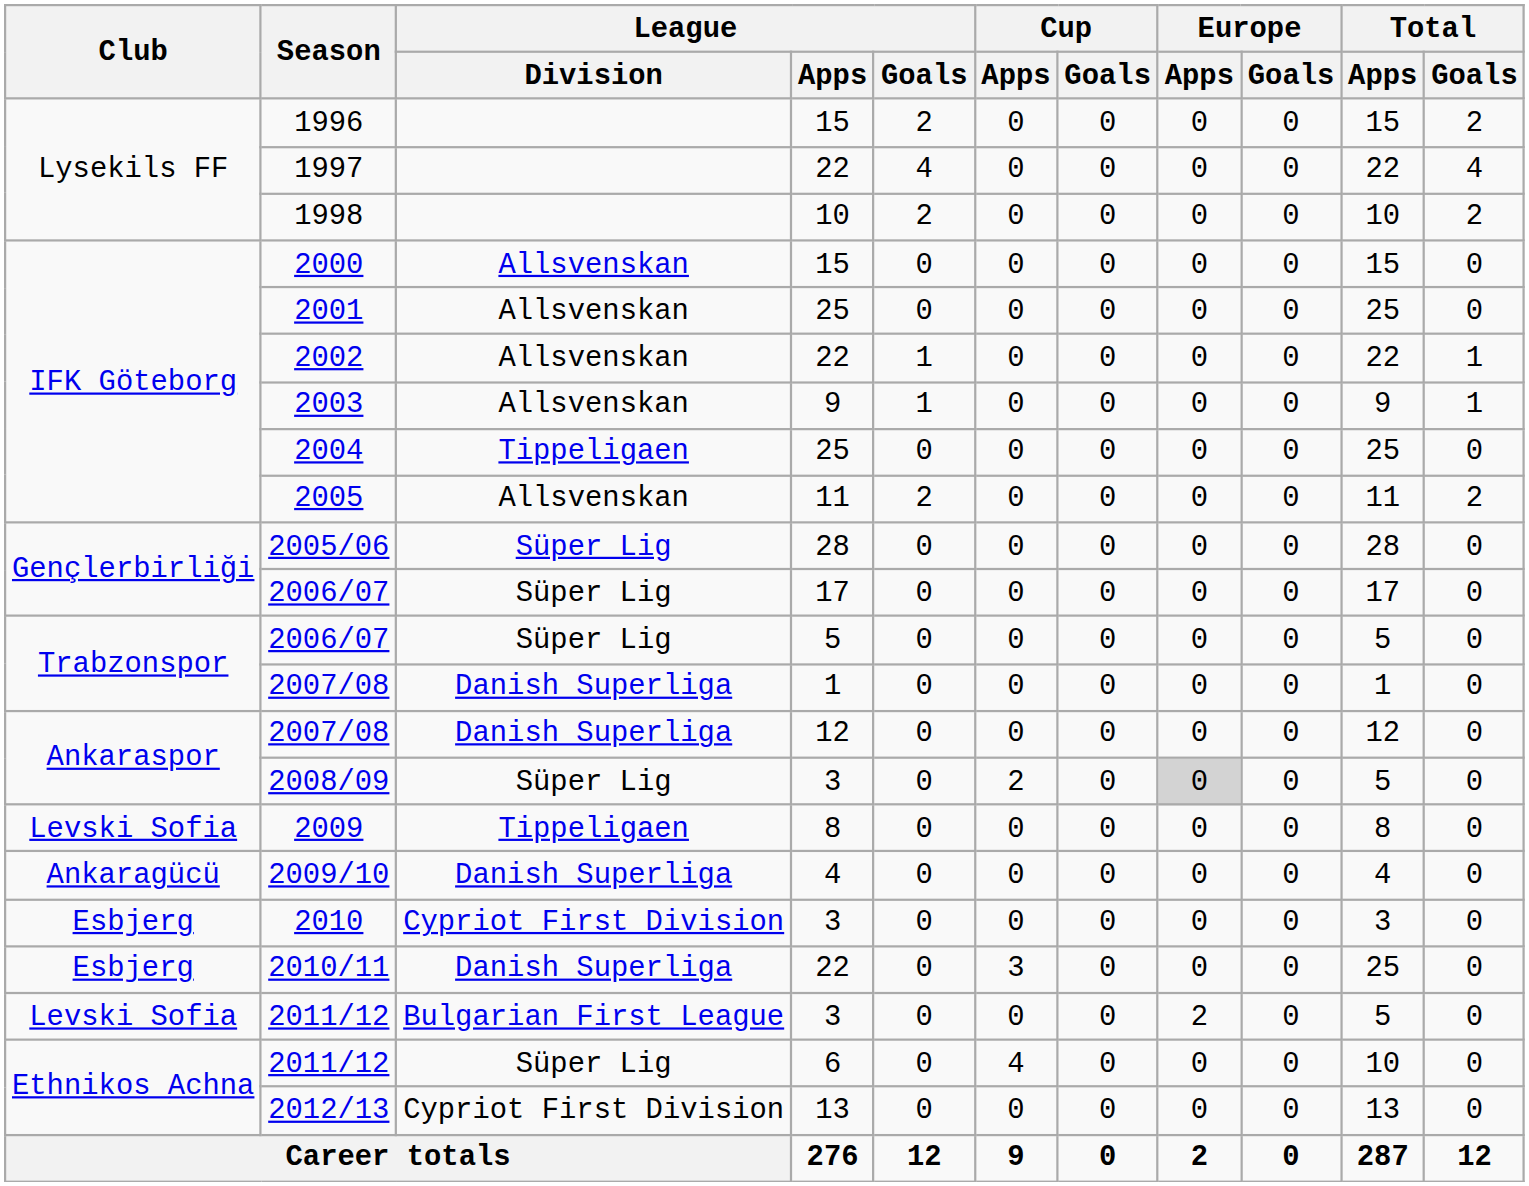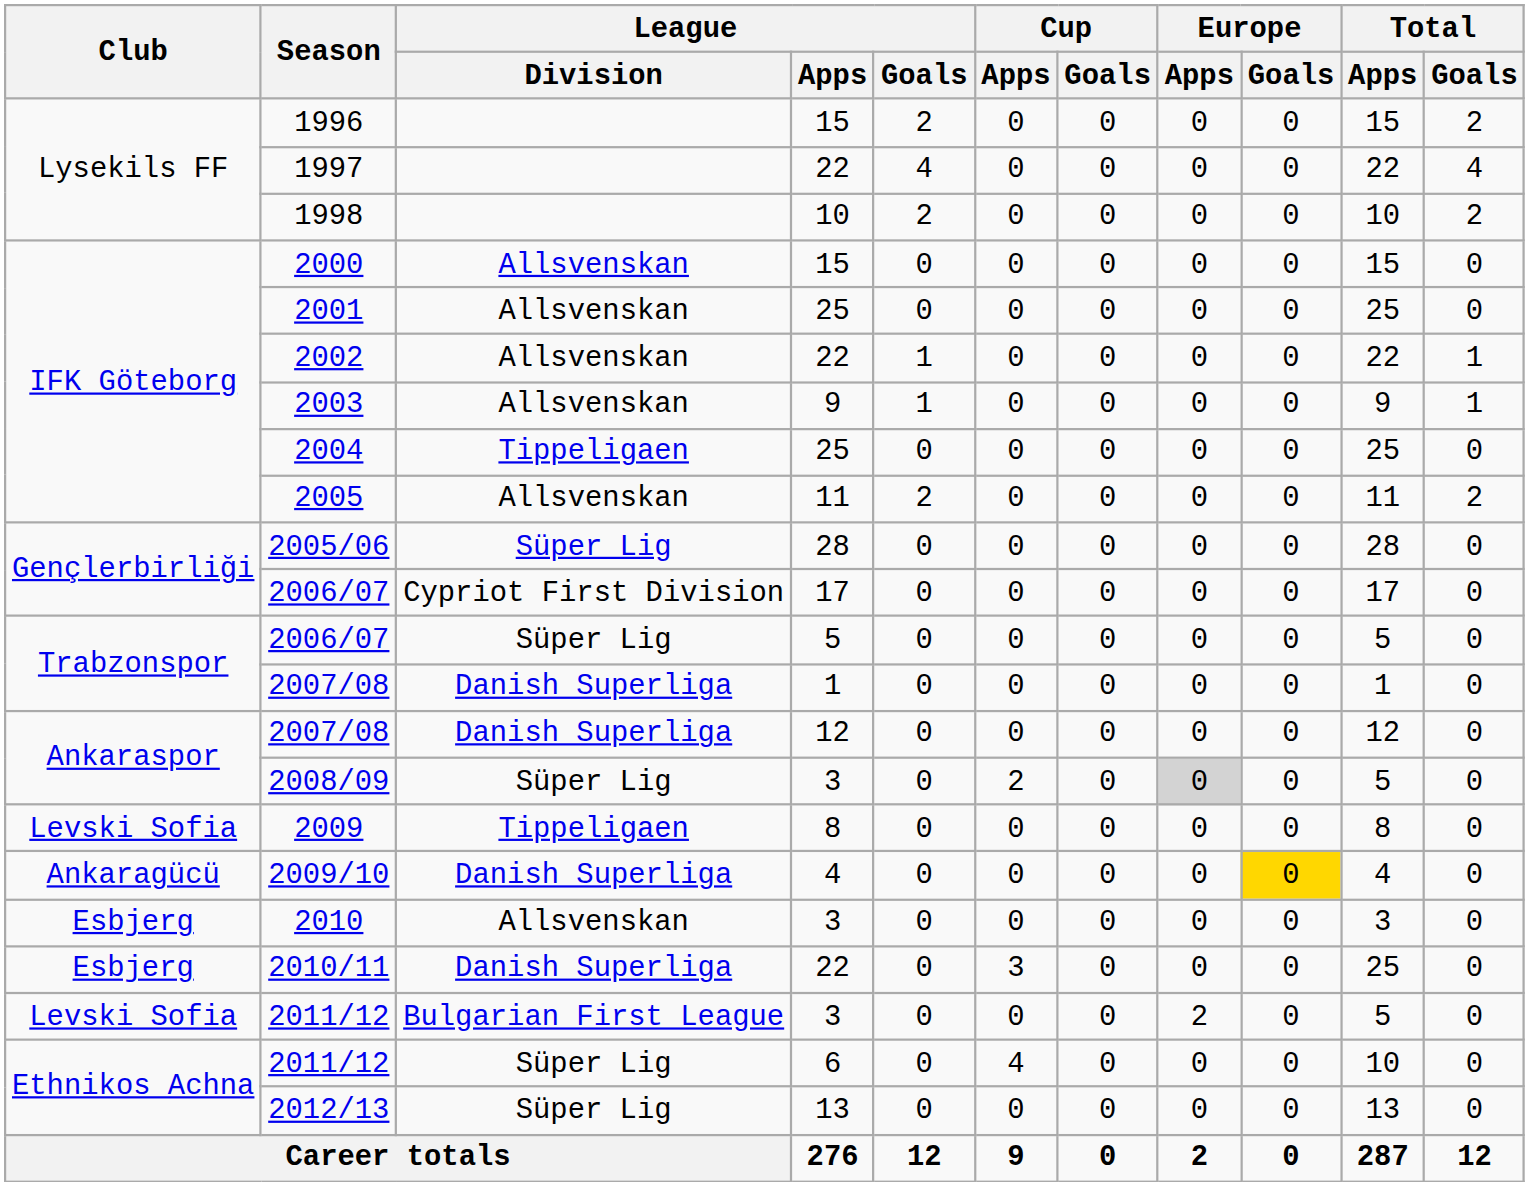(594, 593) Süper Lig -> (594, 593) Cypriot First Division
(1291, 875) no background -> (1291, 875) gold background
(594, 922) Cypriot First Division -> (594, 922) Allsvenskan
(594, 1110) Cypriot First Division -> (594, 1110) Süper Lig
